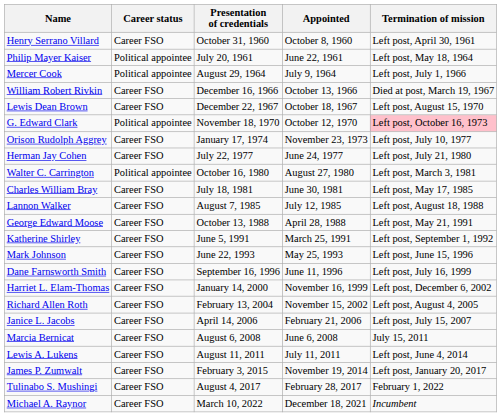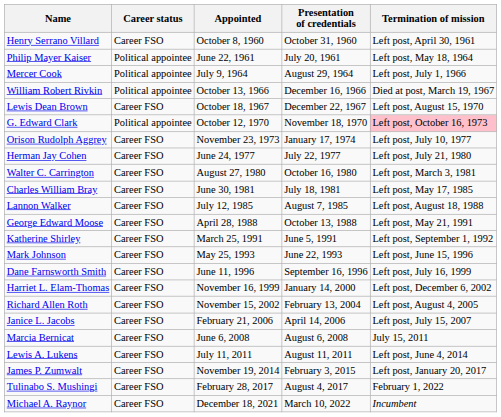columns swapped: (326, 18) <-> (238, 18)
(139, 90) Career FSO -> (153, 90) Political appointee
(153, 172) Political appointee -> (139, 172) Career FSO
